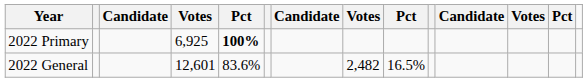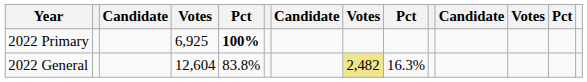(195, 65) 12,601 -> (195, 65) 12,604
(241, 65) 83.6% -> (241, 65) 83.8%
(363, 65) no background -> (363, 65) khaki background
(406, 65) 16.5% -> (406, 65) 16.3%
